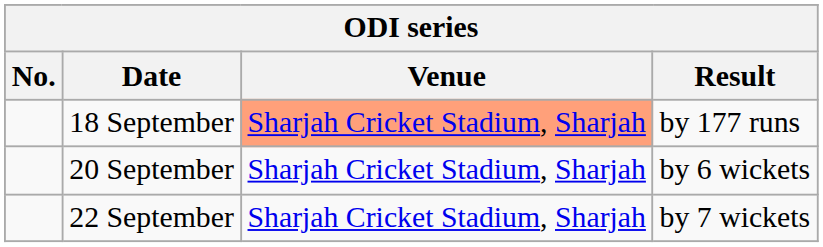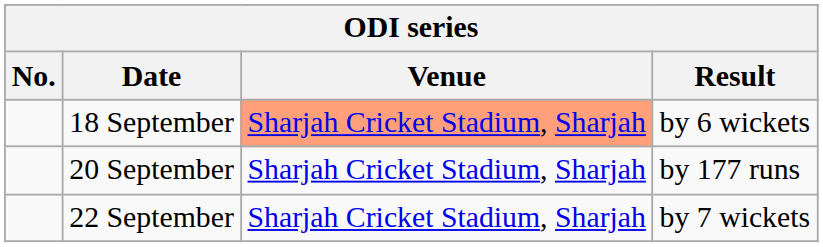(730, 122) by 177 runs -> (735, 122) by 6 wickets
(735, 169) by 6 wickets -> (730, 169) by 177 runs
